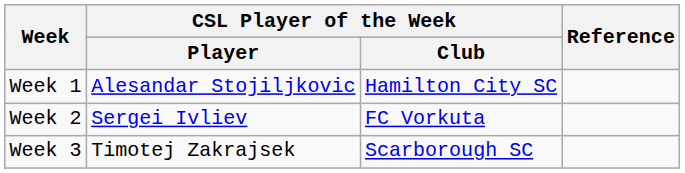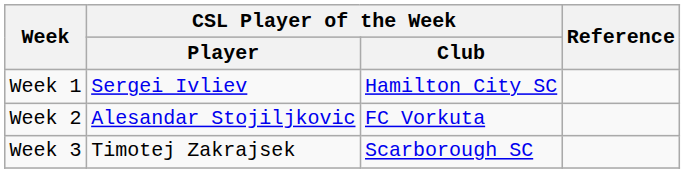(223, 86) Alesandar Stojiljkovic -> (169, 86) Sergei Ivliev
(169, 119) Sergei Ivliev -> (223, 119) Alesandar Stojiljkovic
